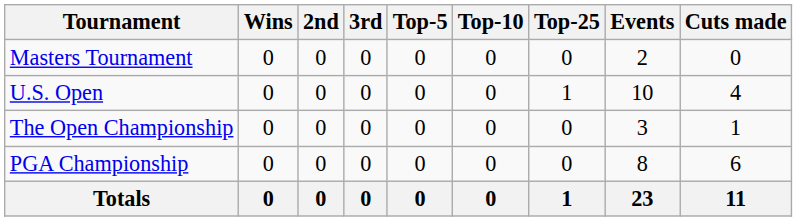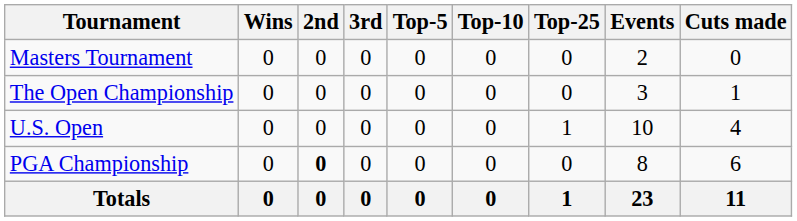rows swapped: (56, 92) <-> (122, 127)
(321, 163) normal -> (321, 163) bold
